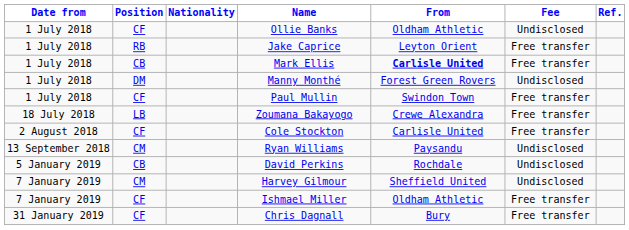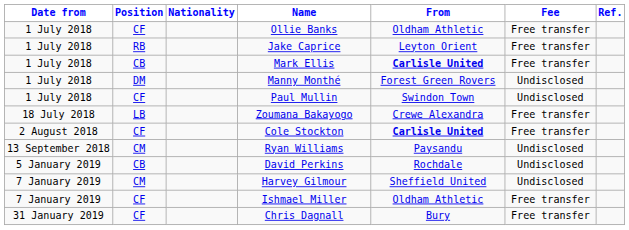(550, 29) Undisclosed -> (550, 29) Free transfer
(550, 97) Free transfer -> (550, 97) Undisclosed
(438, 131) normal -> (438, 131) bold
